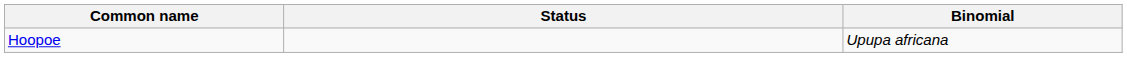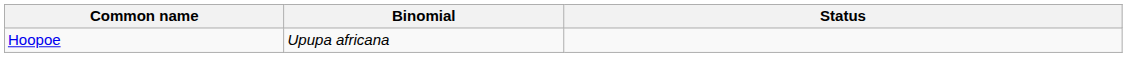columns swapped: (983, 16) <-> (563, 16)
